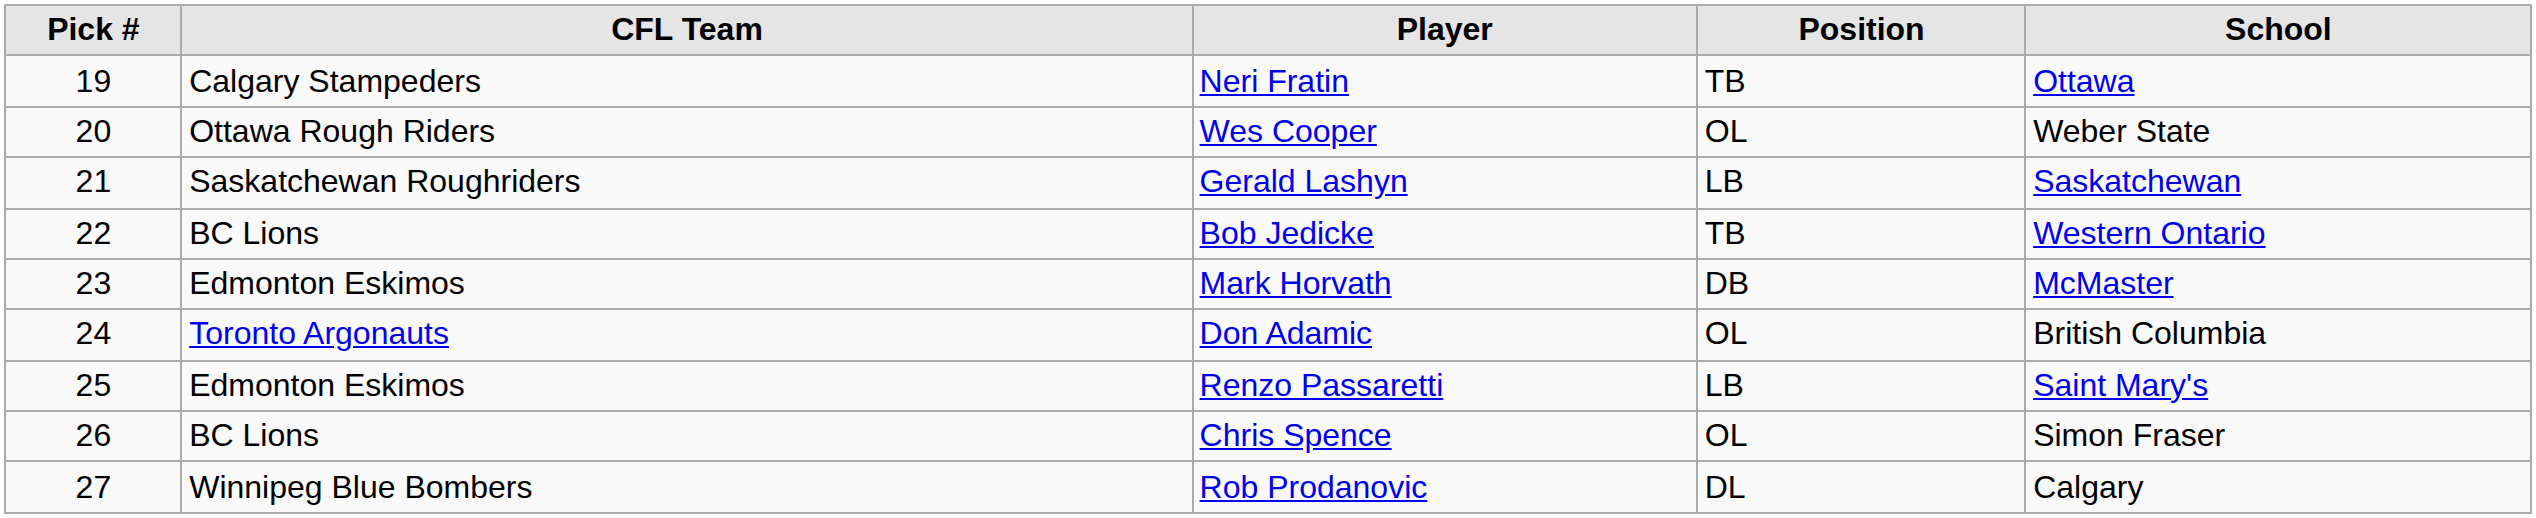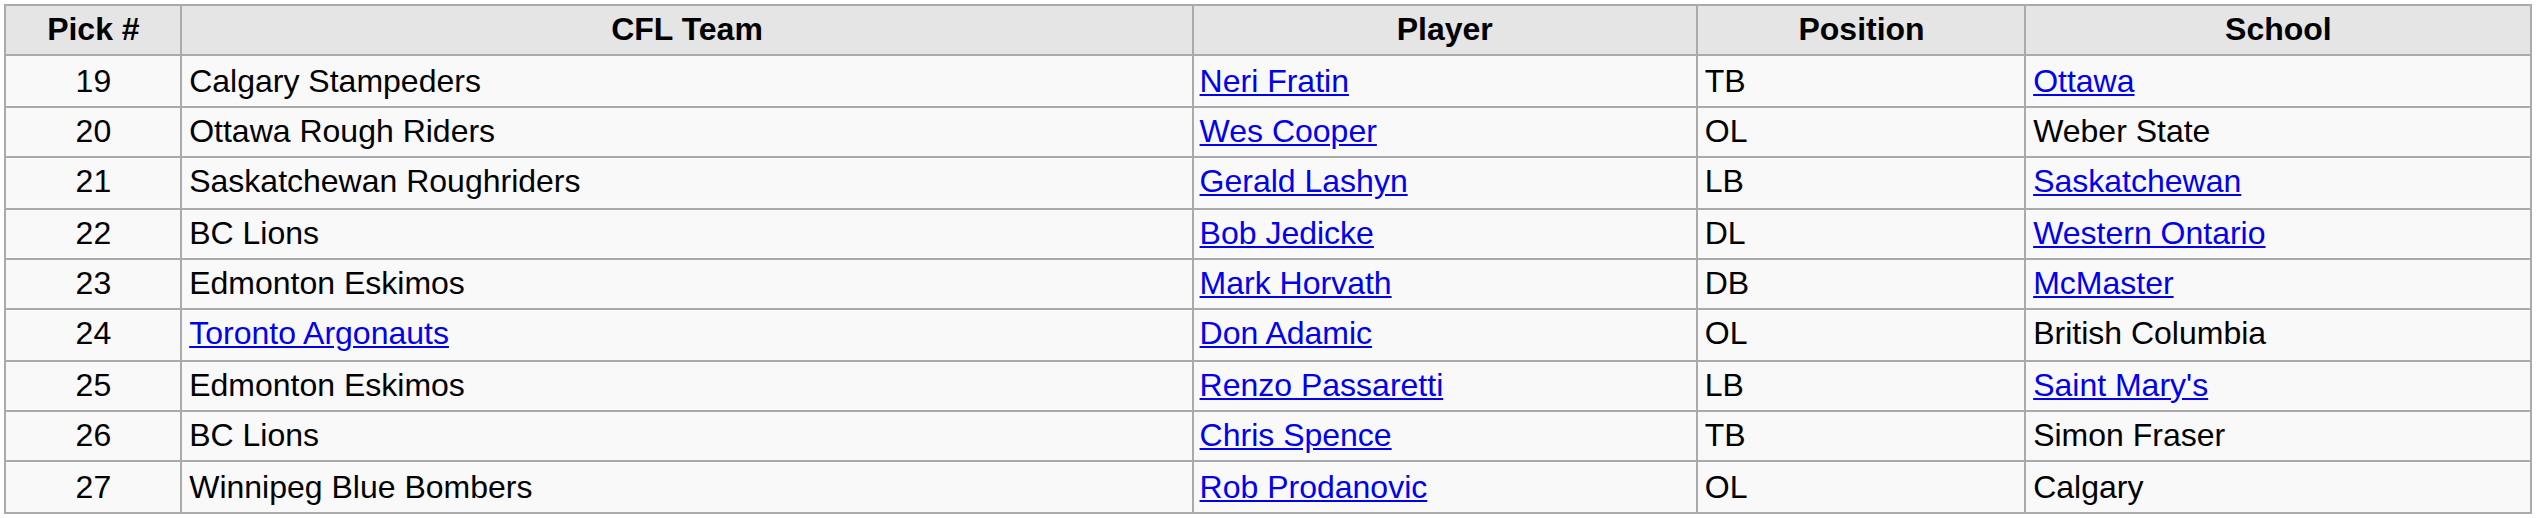(1725, 232) TB -> (1725, 232) DL
(1726, 435) OL -> (1725, 435) TB
(1725, 486) DL -> (1726, 486) OL
